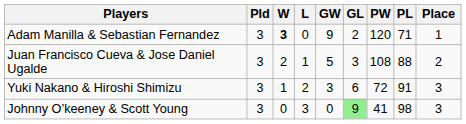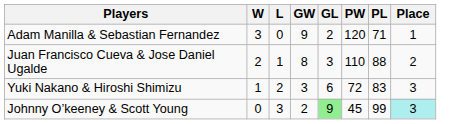- column: (260, 14)
(284, 34) bold -> (258, 34) normal
(330, 61) 5 -> (304, 61) 8
(380, 61) 108 -> (355, 61) 110
(405, 88) 91 -> (379, 88) 83
(330, 108) 0 -> (304, 108) 2
(380, 108) 41 -> (355, 108) 45
(405, 108) 98 -> (379, 108) 99
(439, 108) no background -> (413, 108) paleturquoise background
